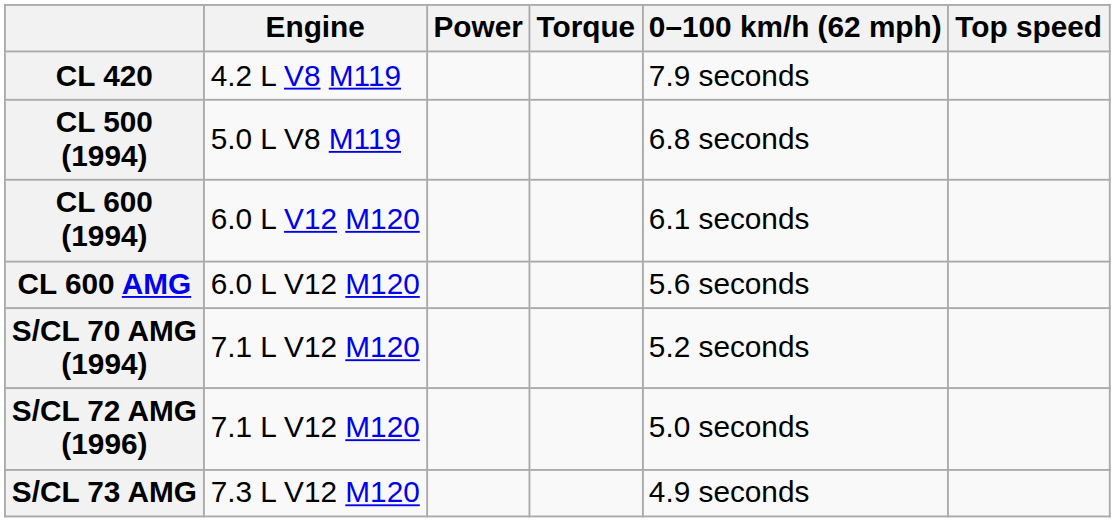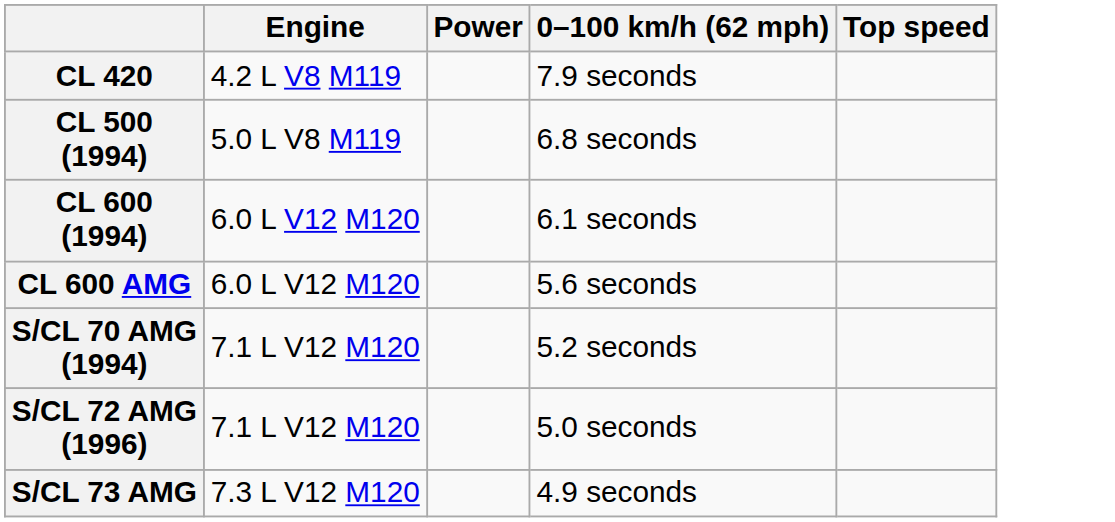- column: (586, 28)
